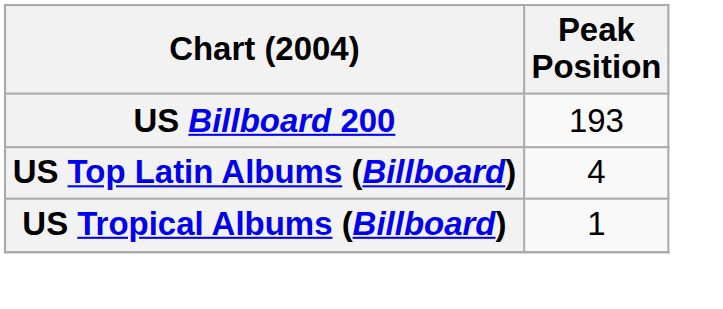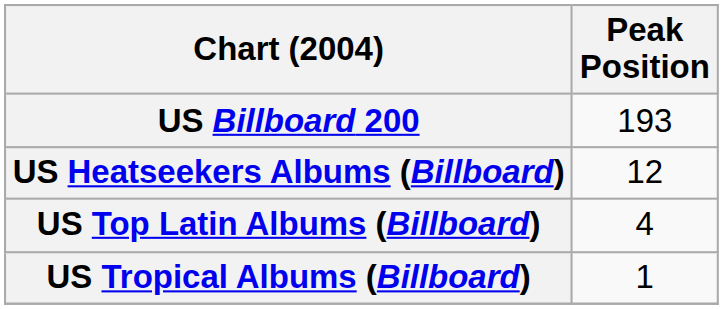+ row: (289, 172)
